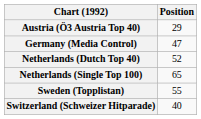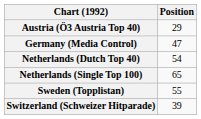(177, 59) 52 -> (177, 59) 54
(177, 106) 40 -> (177, 106) 39
